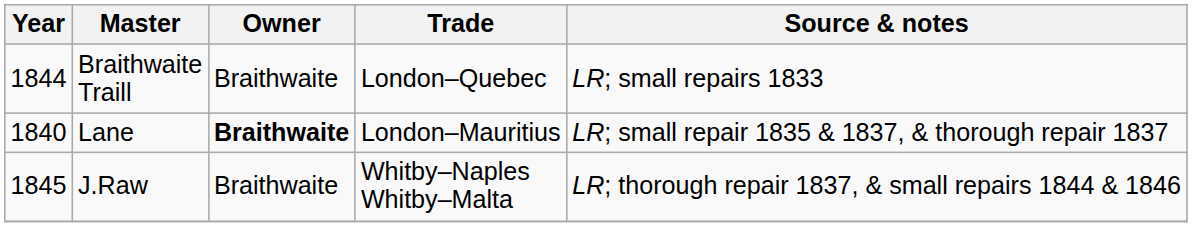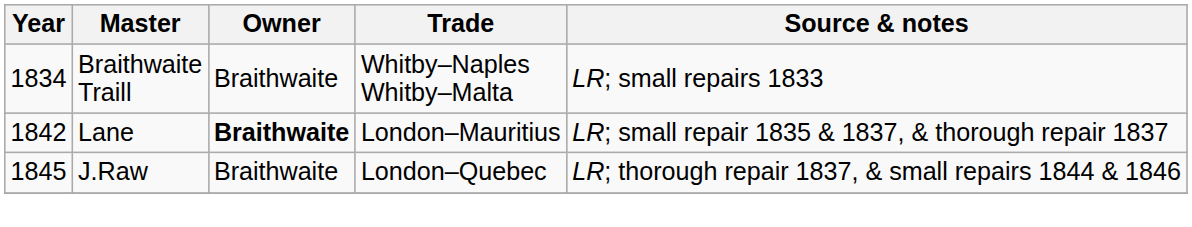(39, 78) 1844 -> (39, 78) 1834
(454, 78) London–Quebec -> (445, 78) Whitby–Naples Whitby–Malta
(39, 132) 1840 -> (39, 132) 1842
(445, 186) Whitby–Naples Whitby–Malta -> (454, 172) London–Quebec
